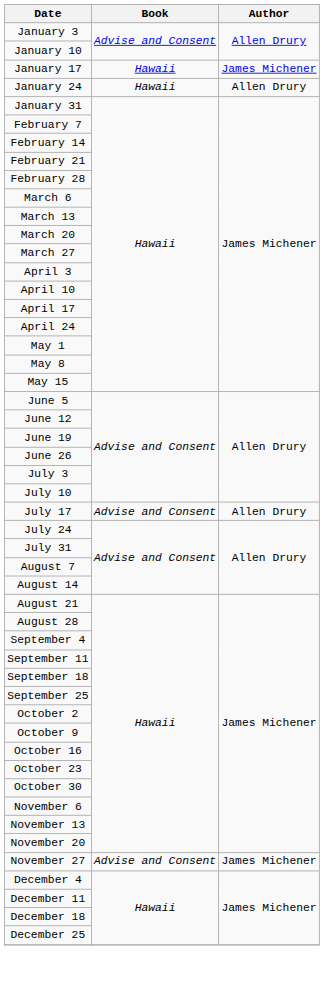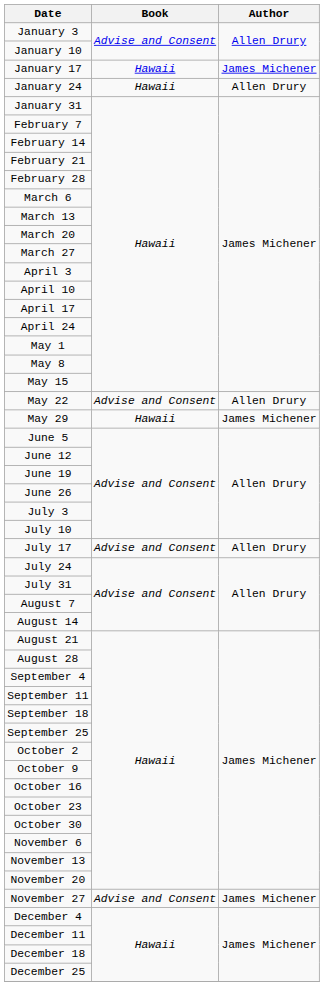+ row: (48, 401)
+ row: (48, 419)
